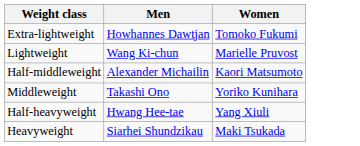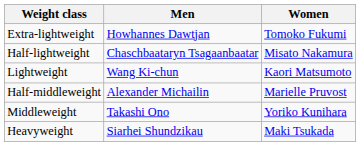+ row: (48, 53)
(257, 53) Marielle Pruvost -> (308, 72) Kaori Matsumoto
(259, 72) Kaori Matsumoto -> (305, 92) Marielle Pruvost
- row: (52, 111)
